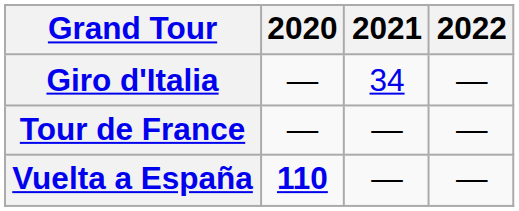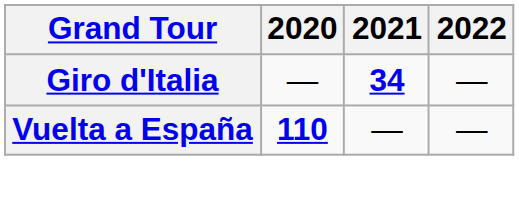(387, 79) normal -> (387, 79) bold
- row: (133, 129)
